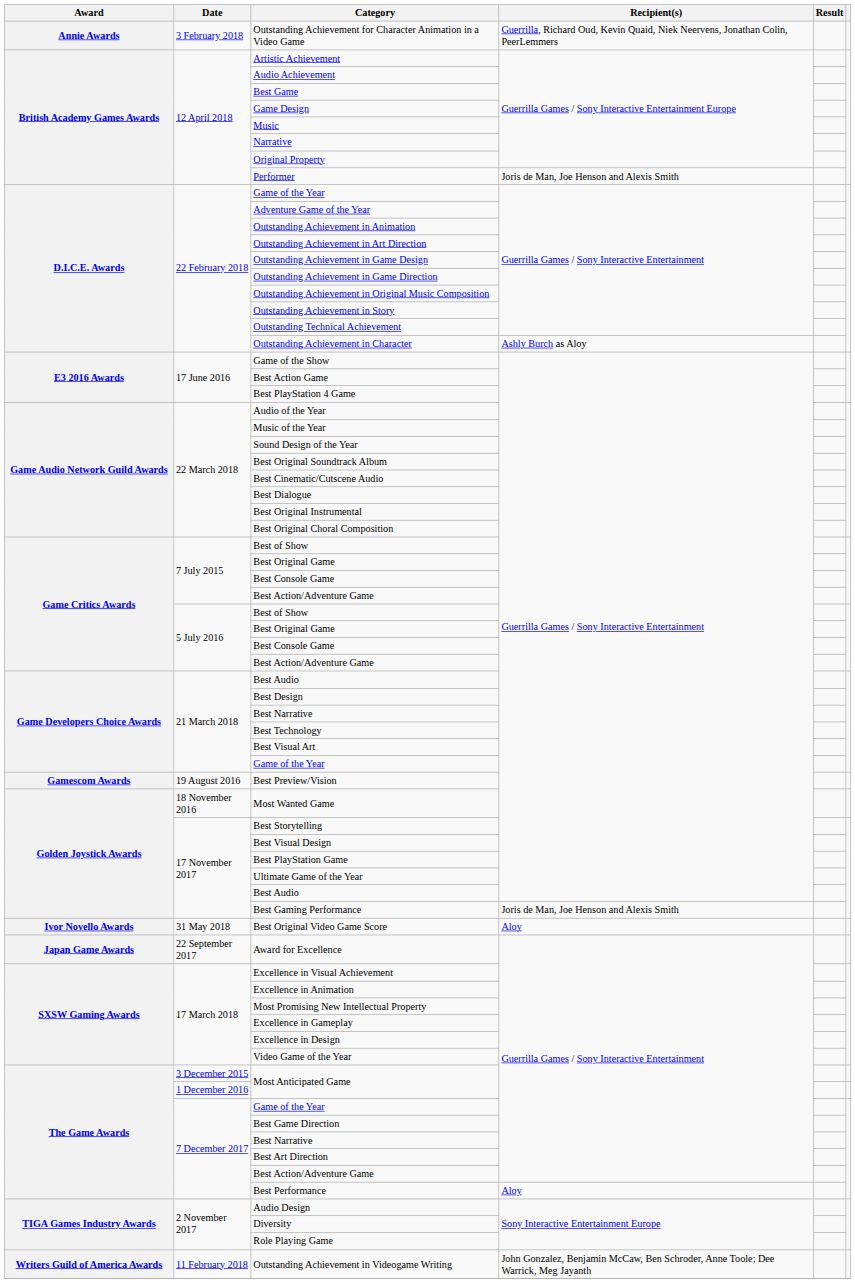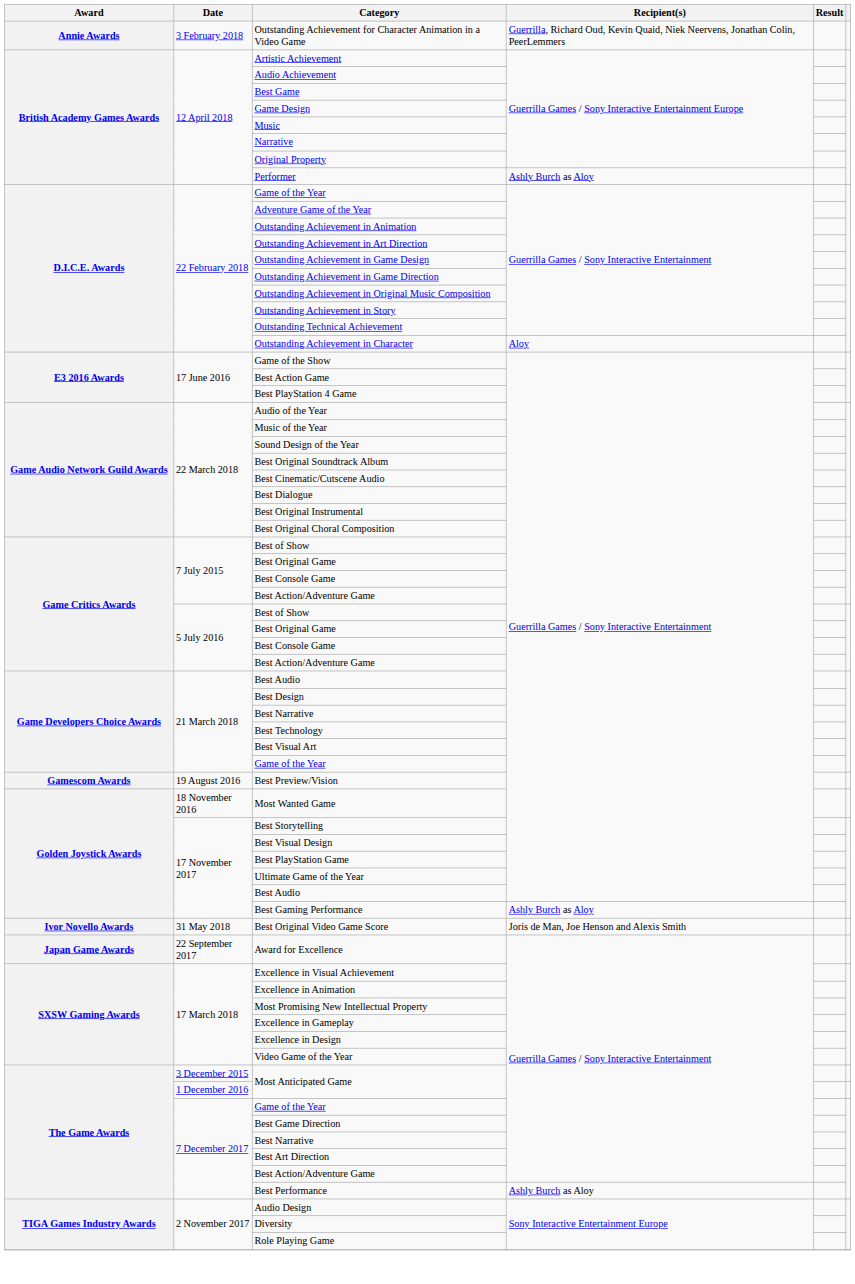(590, 176) Joris de Man, Joe Henson and Alexis Smith -> (551, 176) Ashly Burch as Aloy
(544, 344) Ashly Burch as Aloy -> (519, 344) Aloy
(590, 910) Joris de Man, Joe Henson and Alexis Smith -> (551, 910) Ashly Burch as Aloy
(512, 927) Aloy -> (597, 927) Joris de Man, Joe Henson and Alexis Smith
(512, 1191) Aloy -> (551, 1191) Ashly Burch as Aloy
- row: (212, 1264)
